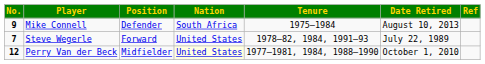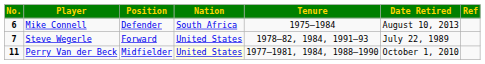(14, 25) 9 -> (14, 25) 6
(14, 53) 12 -> (14, 53) 11
